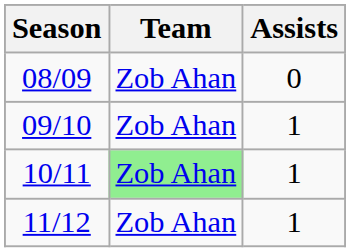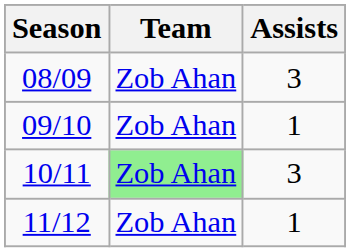(294, 76) 0 -> (294, 76) 3
(294, 173) 1 -> (294, 173) 3
